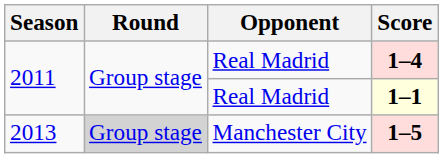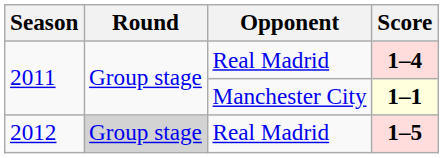(271, 96) Real Madrid -> (290, 96) Manchester City
(33, 133) 2013 -> (33, 133) 2012
(290, 133) Manchester City -> (271, 133) Real Madrid
